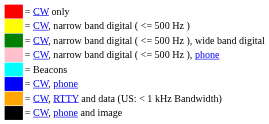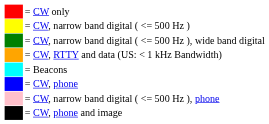rows swapped: (123, 98) <-> (122, 55)
